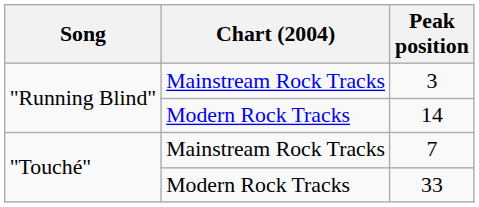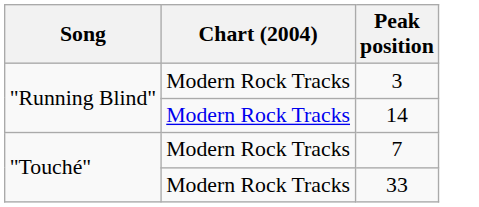(276, 80) Mainstream Rock Tracks -> (258, 80) Modern Rock Tracks
(276, 149) Mainstream Rock Tracks -> (258, 149) Modern Rock Tracks
